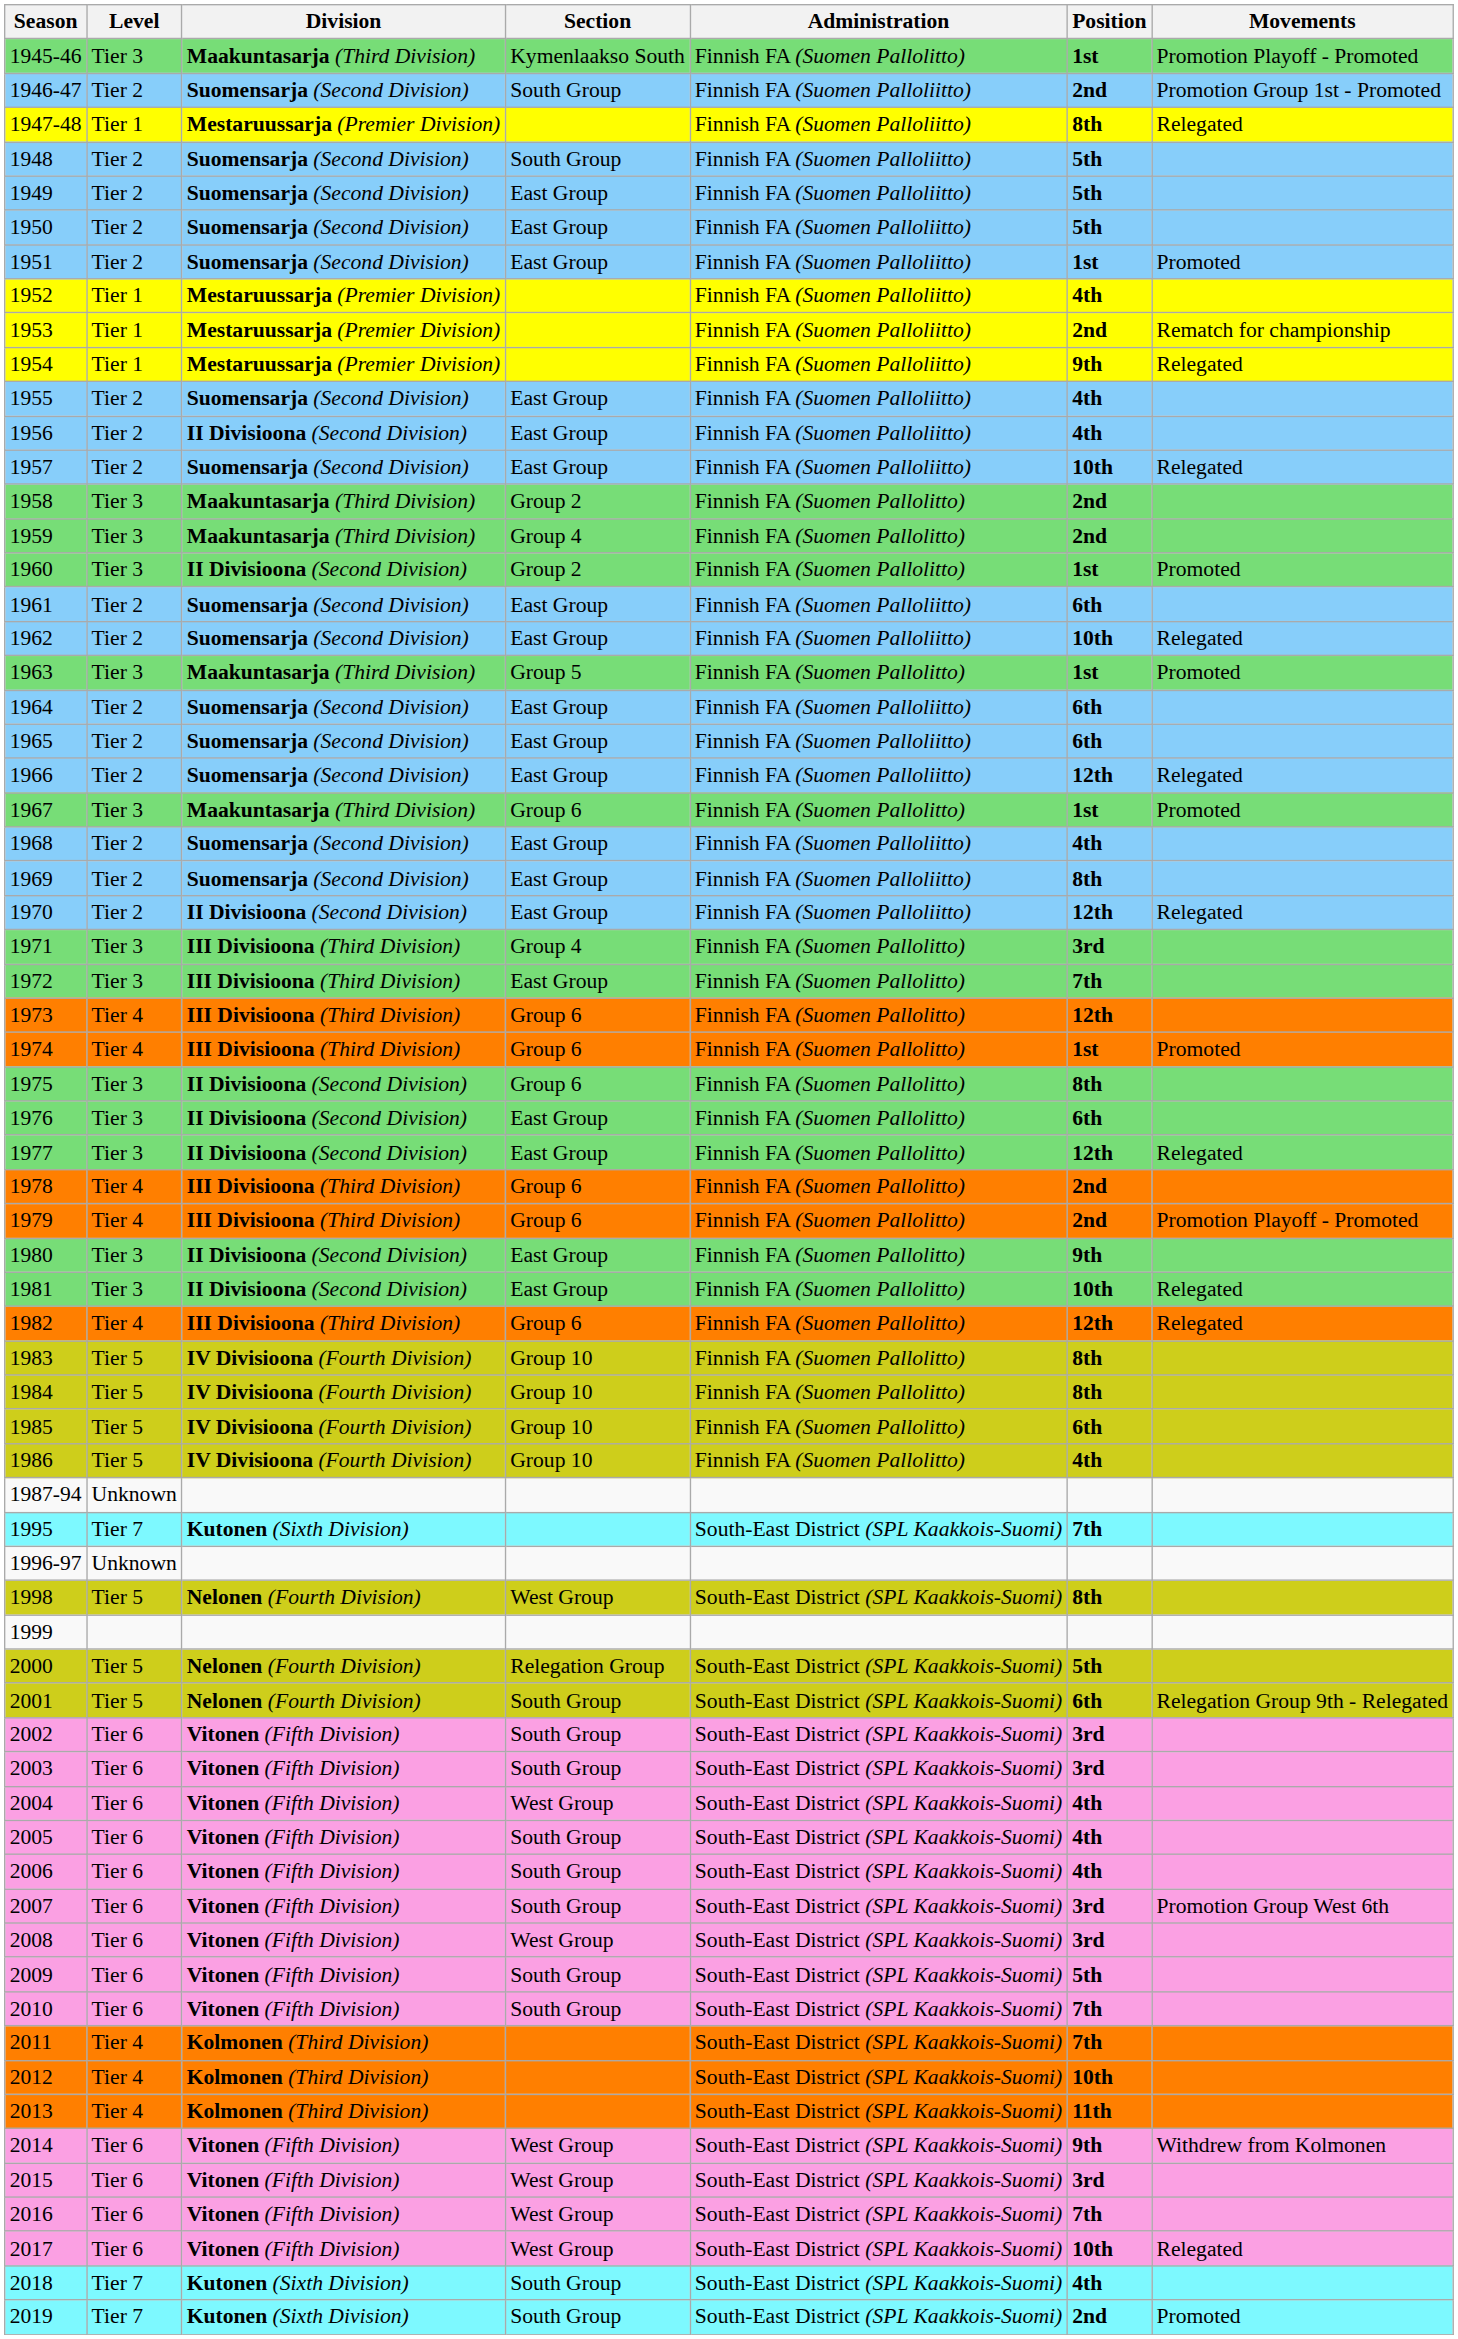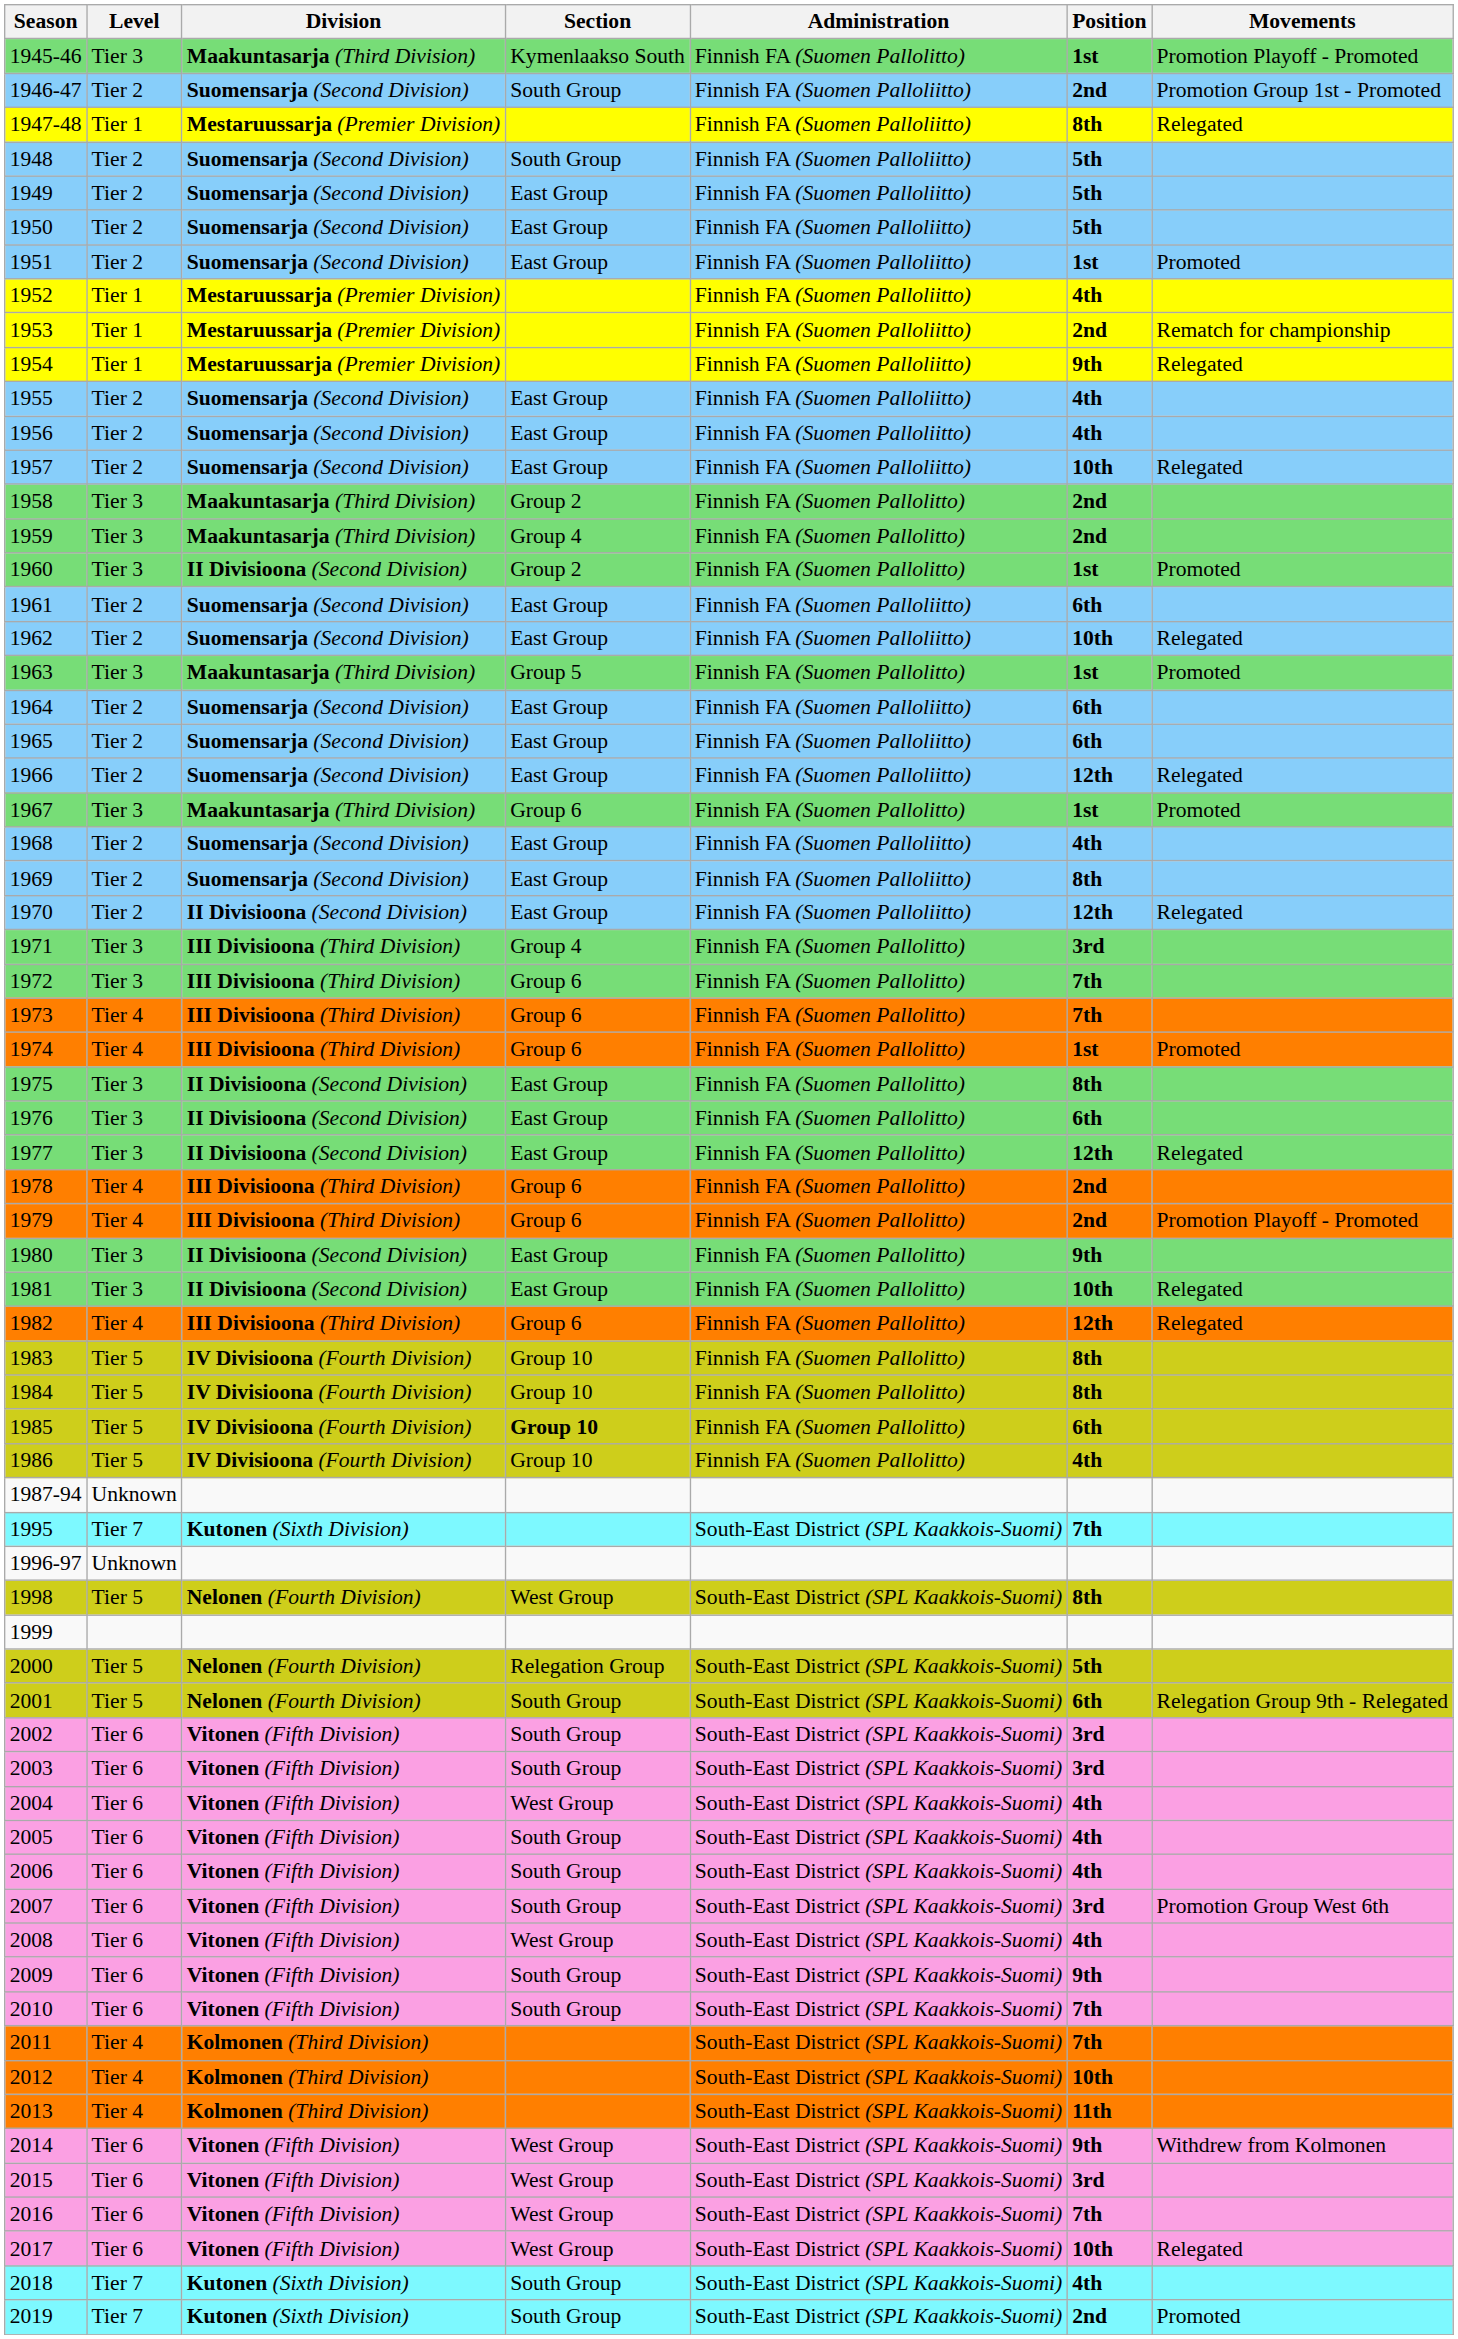(327, 432) II Divisioona (Second Division) -> (328, 432) Suomensarja (Second Division)
(559, 980) East Group -> (546, 980) Group 6
(1093, 1015) 12th -> (1087, 1015) 7th
(546, 1083) Group 6 -> (559, 1083) East Group
(551, 1426) normal -> (554, 1426) bold
(1088, 1939) 3rd -> (1087, 1939) 4th
(1087, 1974) 5th -> (1087, 1974) 9th
